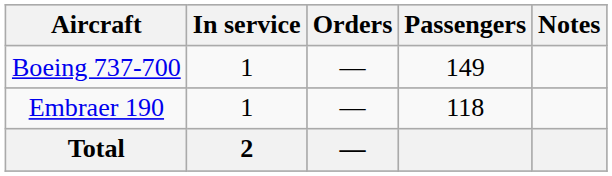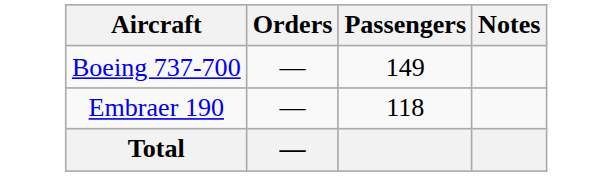- column: (247, 25)
